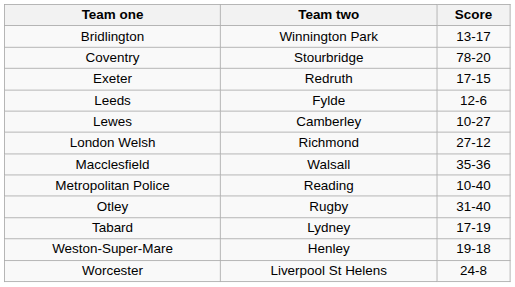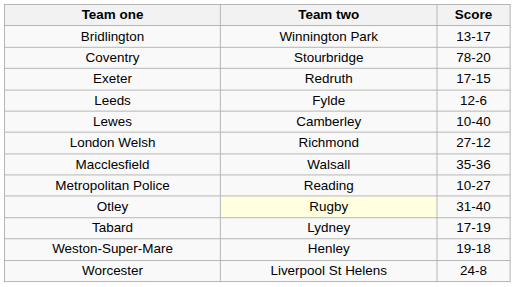(474, 121) 10-27 -> (474, 121) 10-40
(474, 185) 10-40 -> (474, 185) 10-27
(329, 206) no background -> (329, 206) lightyellow background
